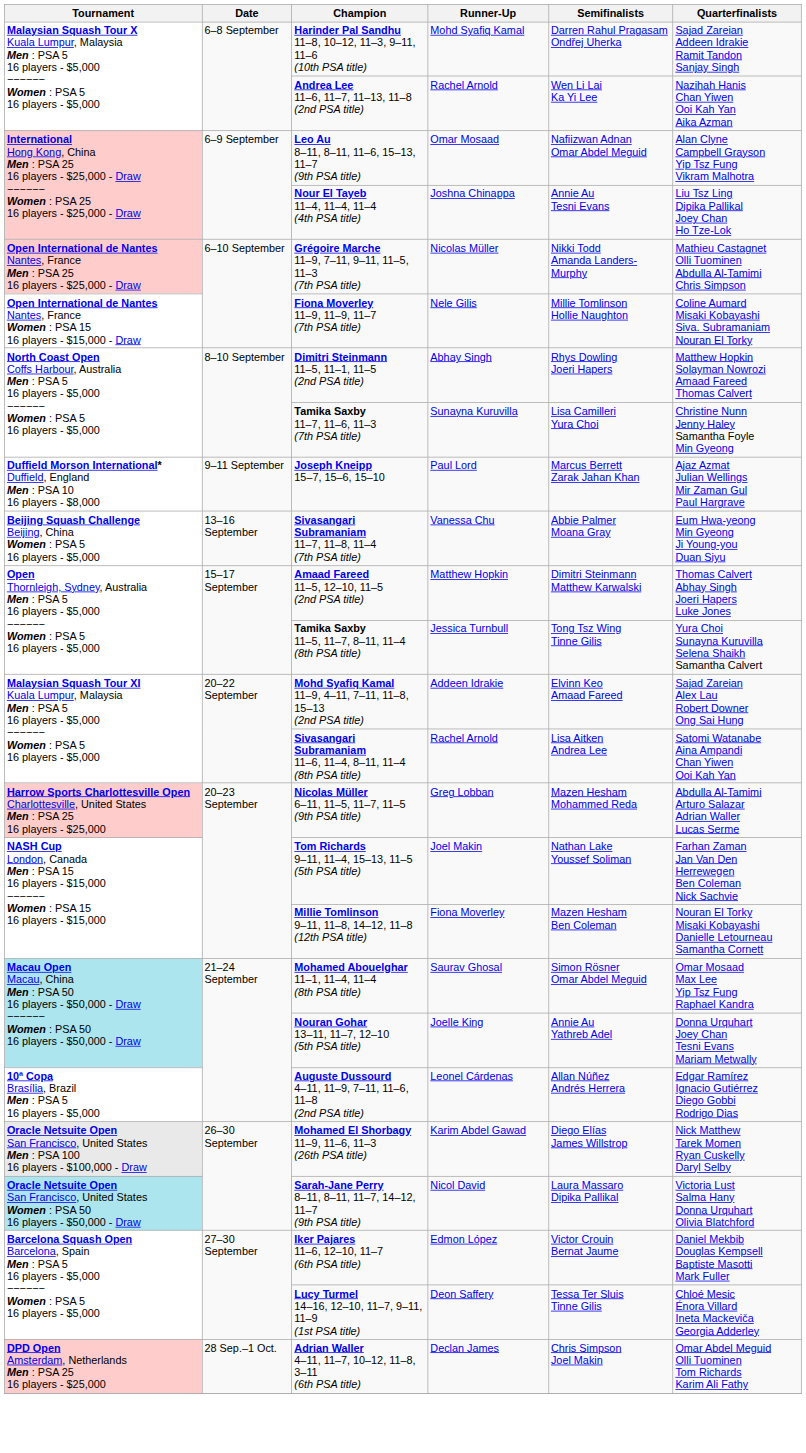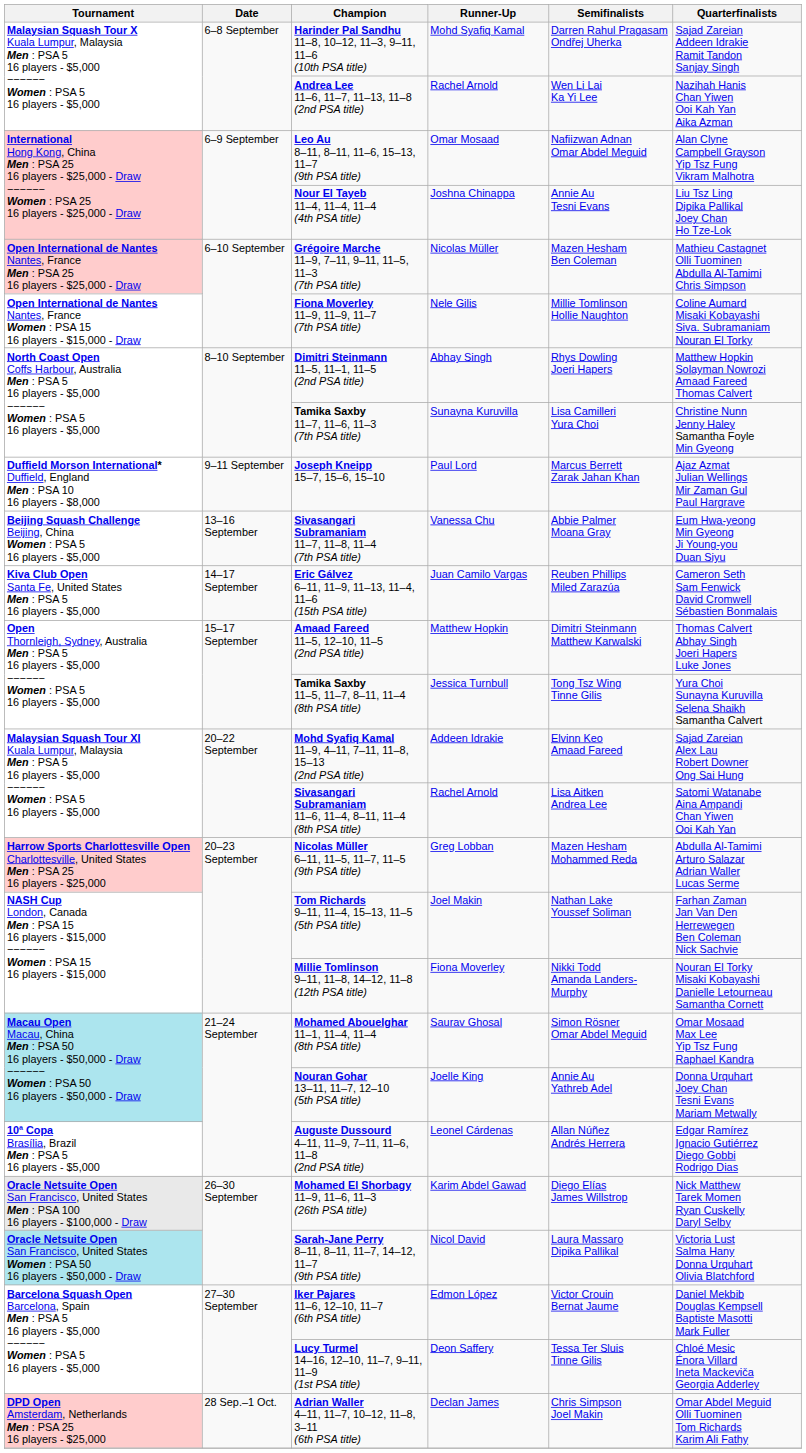(594, 260) Nikki Todd Amanda Landers-Murphy -> (589, 254) Mazen Hesham Ben Coleman
+ row: (355, 593)
(589, 919) Mazen Hesham Ben Coleman -> (594, 980) Nikki Todd Amanda Landers-Murphy
